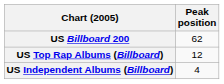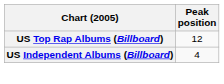- row: (90, 39)
